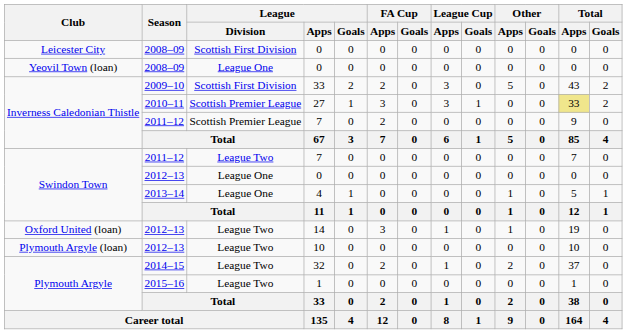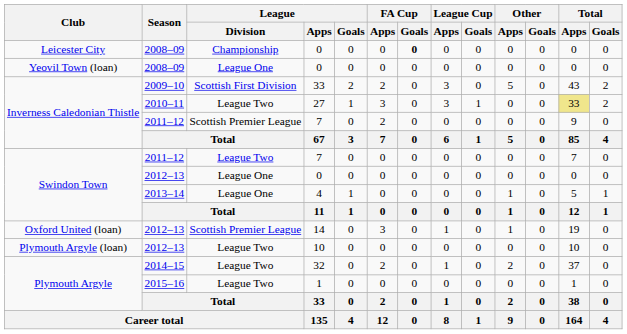(245, 49) Scottish First Division -> (245, 49) Championship
(414, 49) normal -> (414, 49) bold
(245, 103) Scottish Premier League -> (245, 103) League Two
(245, 229) League Two -> (245, 229) Scottish Premier League
